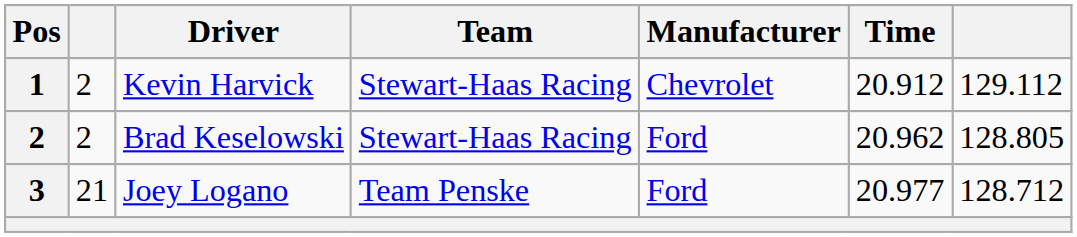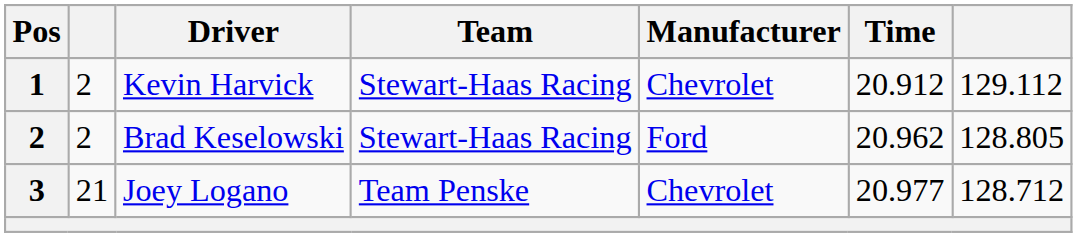(677, 190) Ford -> (710, 190) Chevrolet
